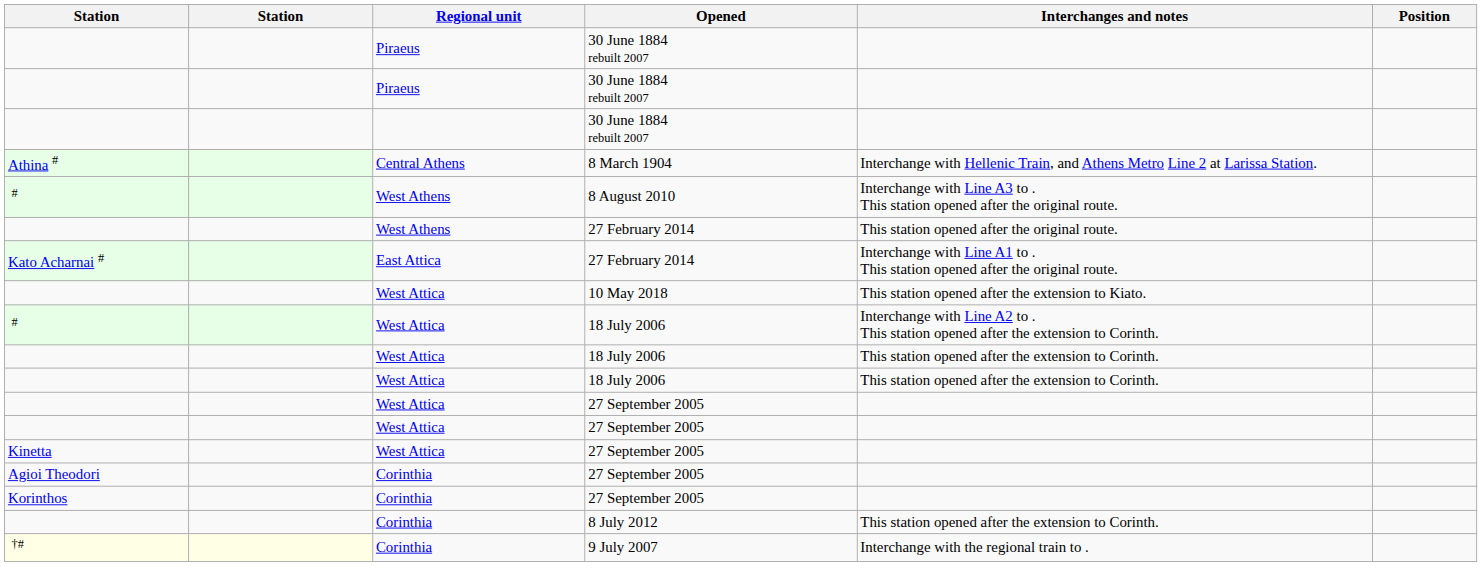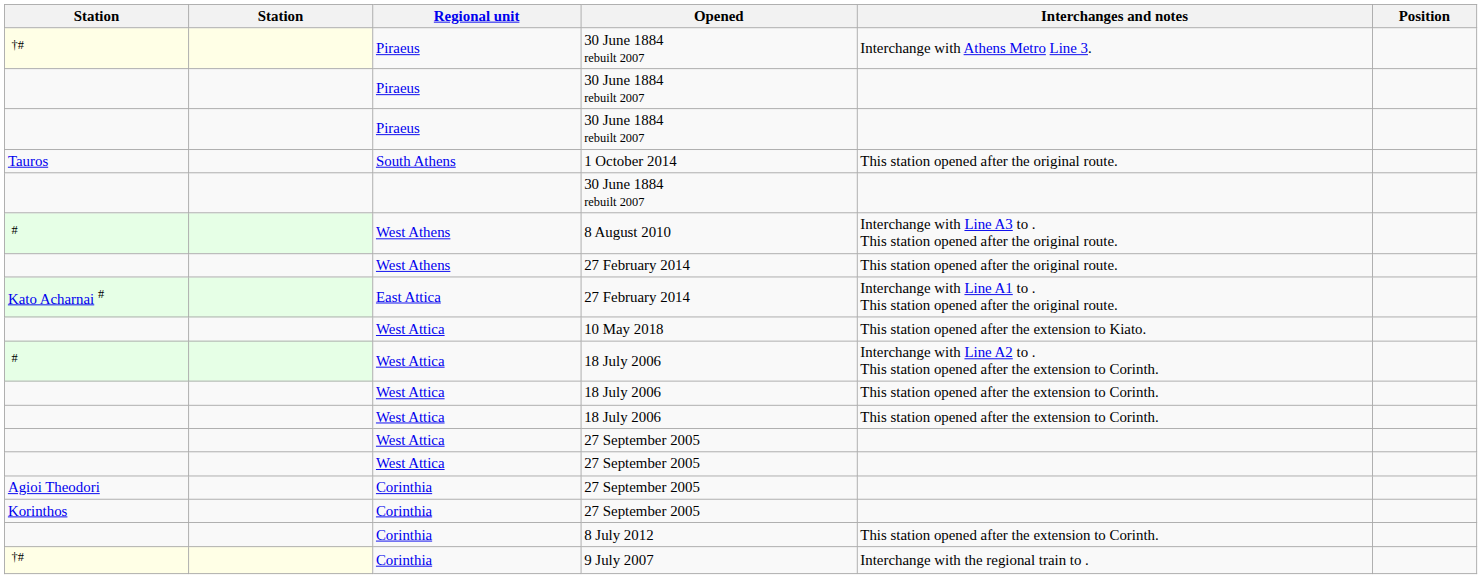+ row: (16, 48)
+ row: (28, 160)
- row: (33, 162)
- row: (30, 451)
